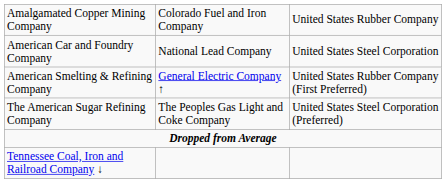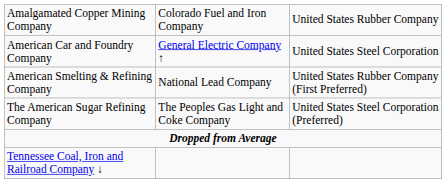(215, 51) National Lead Company -> (220, 51) General Electric Company ↑
(220, 82) General Electric Company ↑ -> (215, 82) National Lead Company
